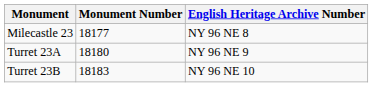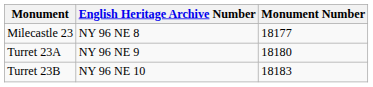columns swapped: (130, 14) <-> (276, 14)
